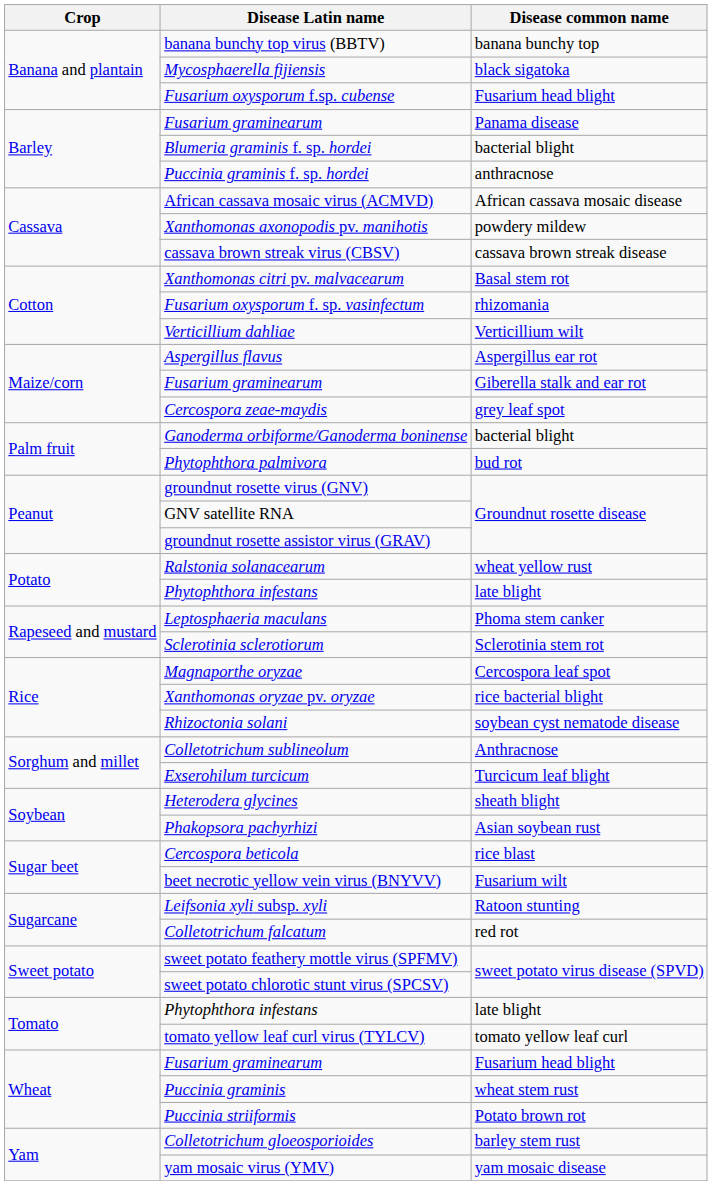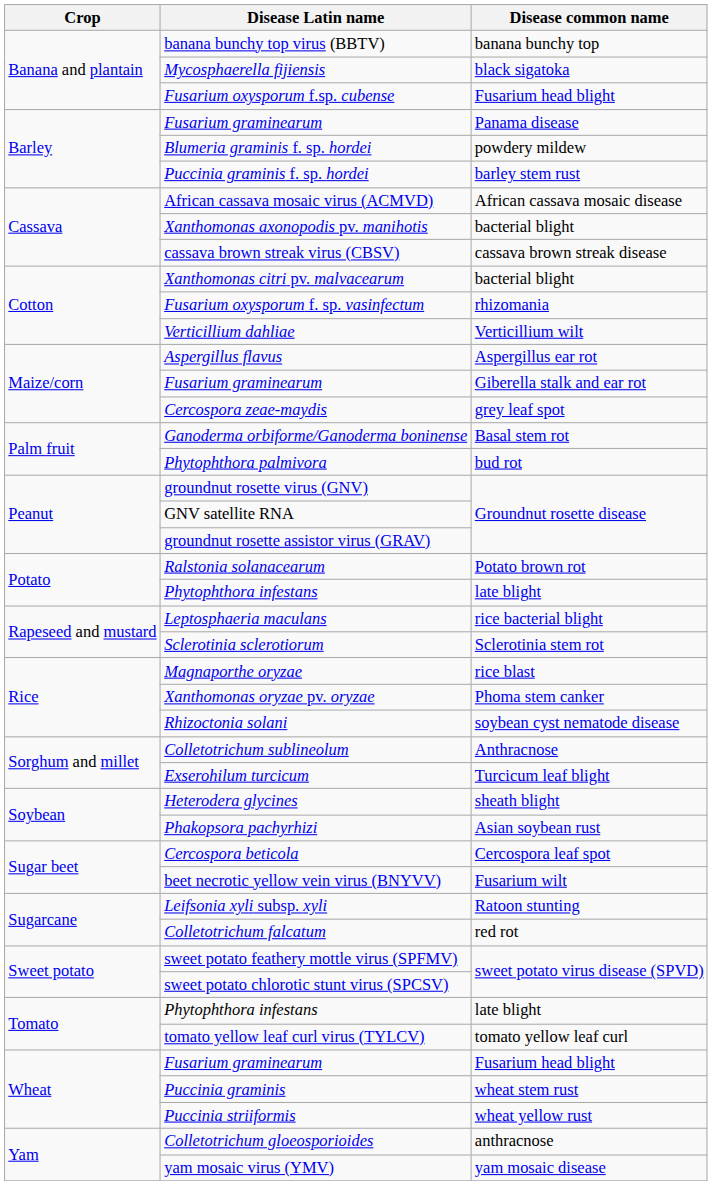(524, 148) bacterial blight -> (530, 148) powdery mildew
(514, 174) anthracnose -> (527, 174) barley stem rust
(530, 226) powdery mildew -> (524, 226) bacterial blight
(522, 278) Basal stem rot -> (524, 278) bacterial blight
(524, 435) bacterial blight -> (522, 435) Basal stem rot
(533, 566) wheat yellow rust -> (530, 566) Potato brown rot
(539, 618) Phoma stem canker -> (539, 618) rice bacterial blight
(543, 670) Cercospora leaf spot -> (505, 670) rice blast
(539, 697) rice bacterial blight -> (539, 697) Phoma stem canker
(505, 853) rice blast -> (543, 853) Cercospora leaf spot
(530, 1115) Potato brown rot -> (533, 1115) wheat yellow rust
(527, 1141) barley stem rust -> (514, 1141) anthracnose
